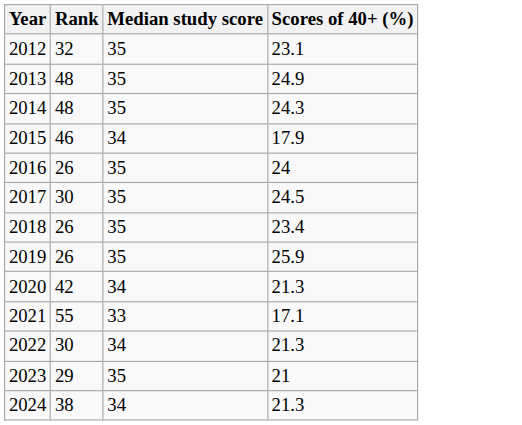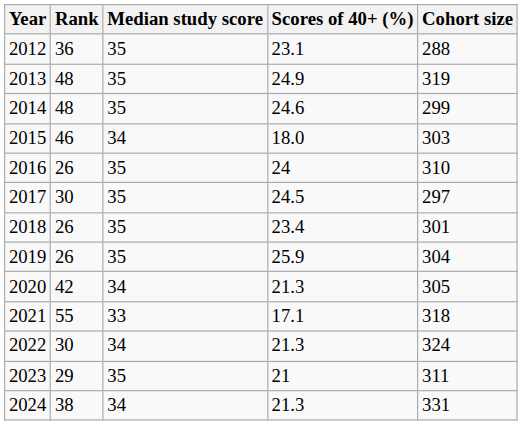+ column: (468, 19)
(64, 49) 32 -> (64, 49) 36
(288, 108) 24.3 -> (288, 108) 24.6
(288, 138) 17.9 -> (288, 138) 18.0
